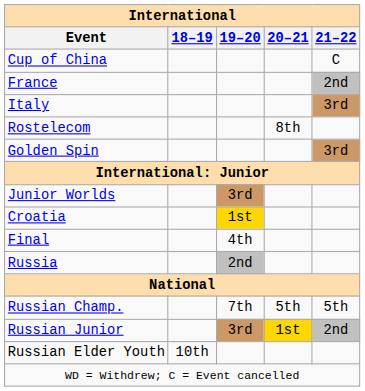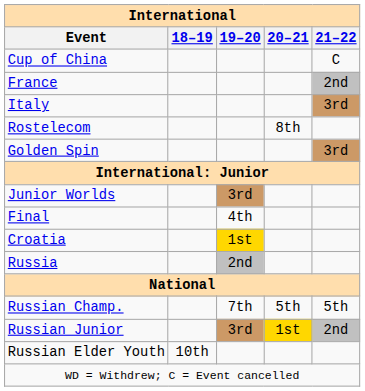rows swapped: (28, 240) <-> (37, 218)
